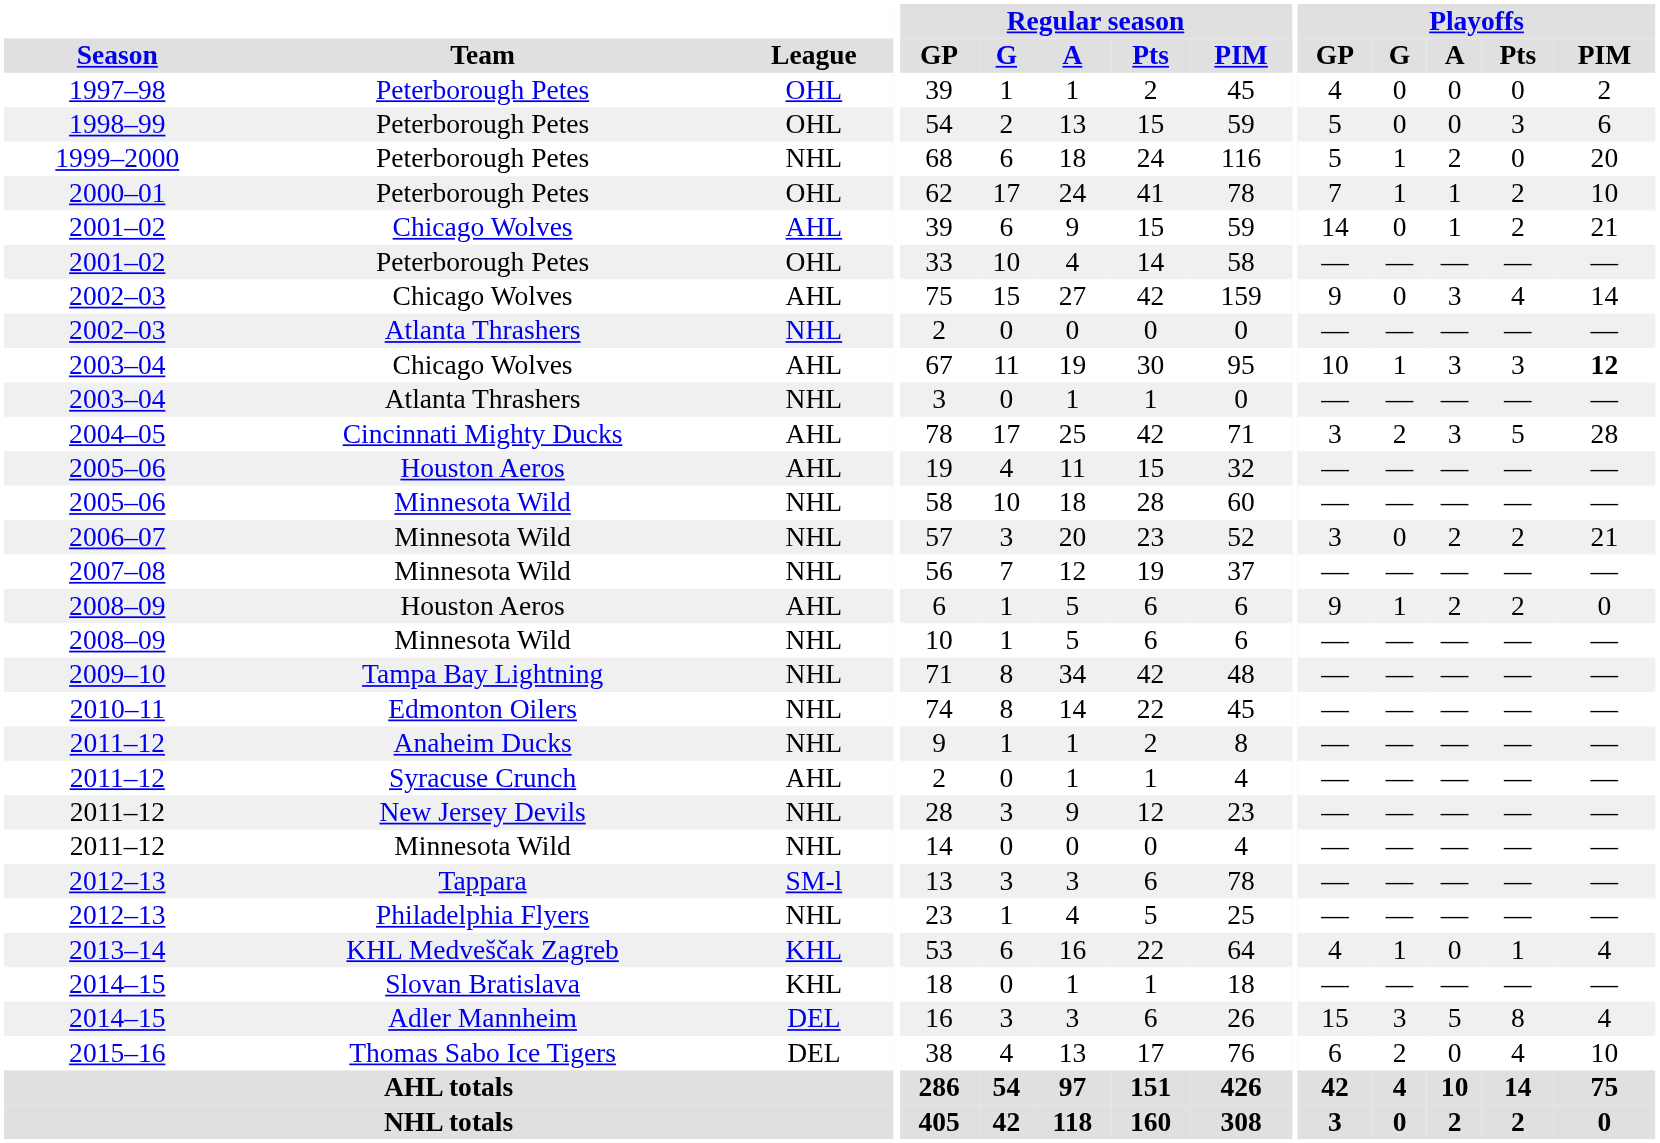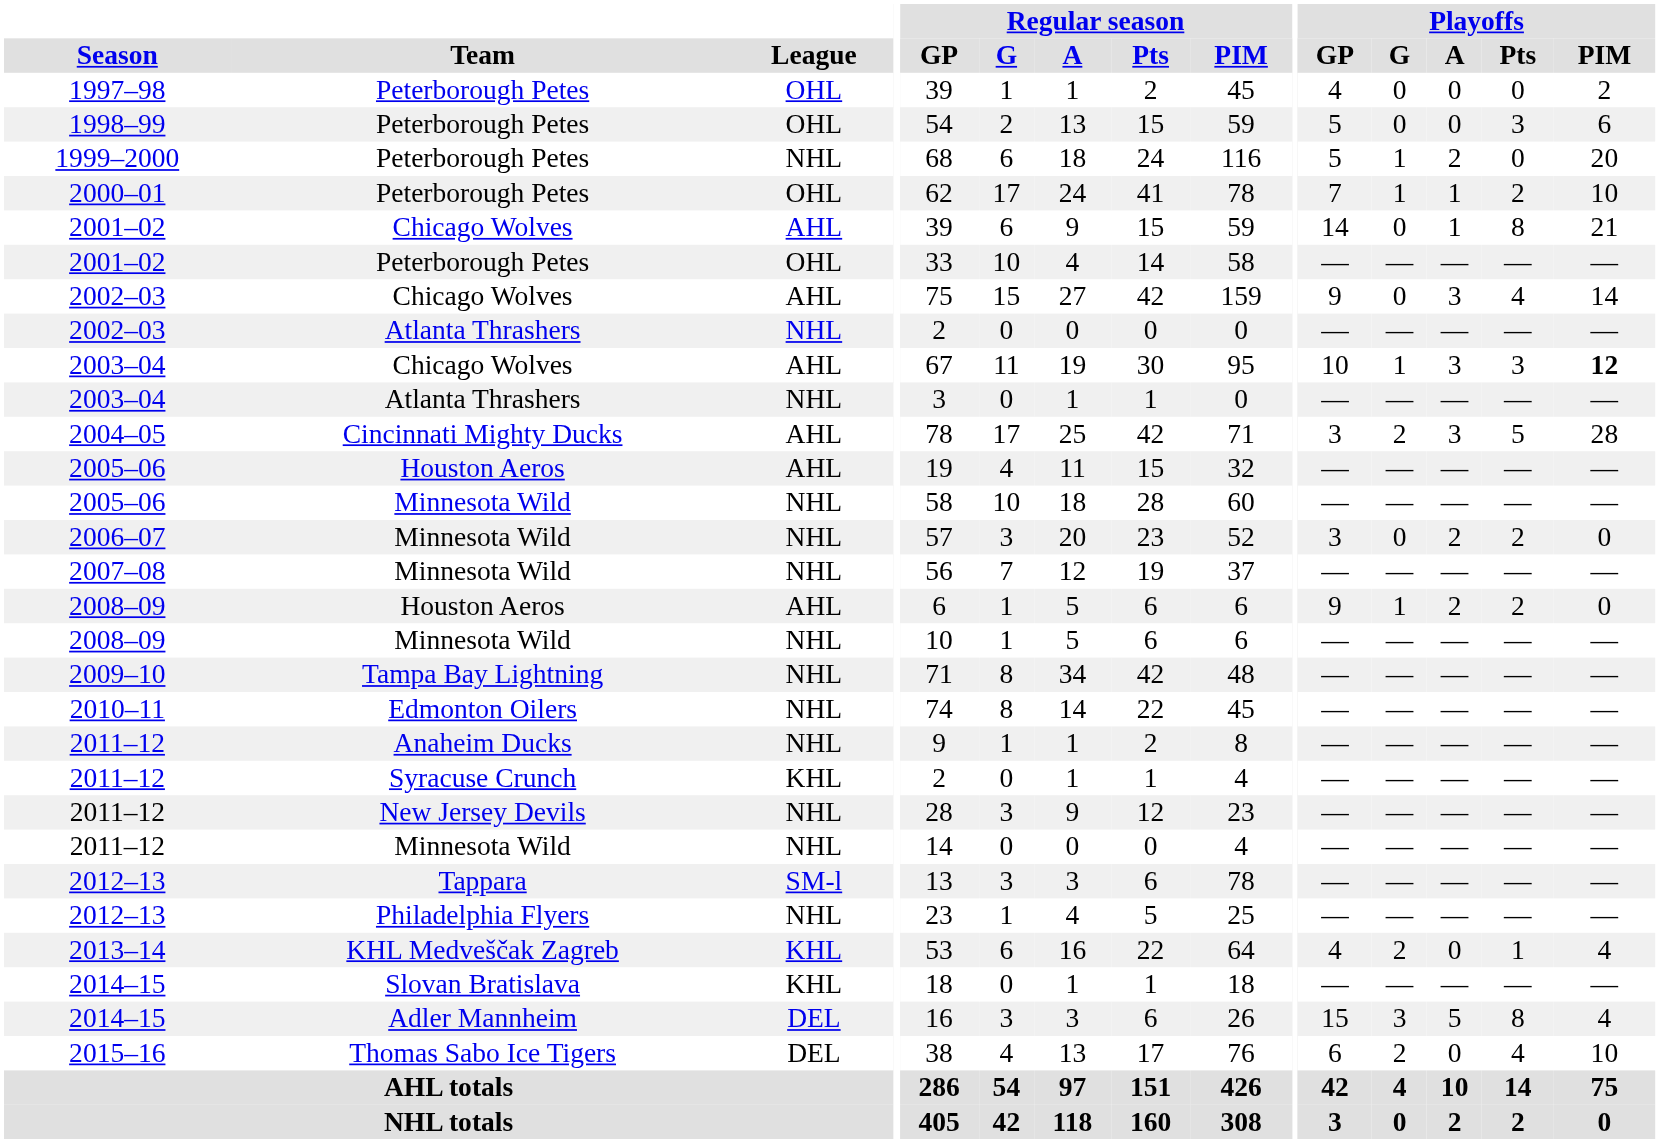(1518, 227) 2 -> (1518, 227) 8
(1604, 536) 21 -> (1604, 536) 0
(814, 777) AHL -> (814, 777) KHL
(1400, 949) 1 -> (1400, 949) 2
